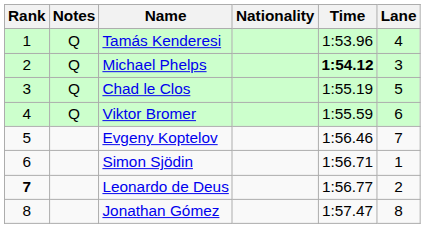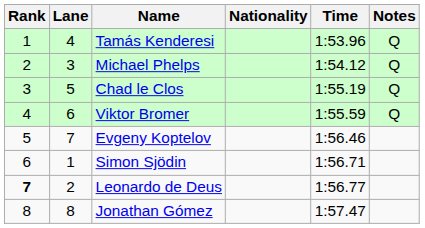columns swapped: (399, 16) <-> (74, 16)
(348, 65) bold -> (340, 65) normal
